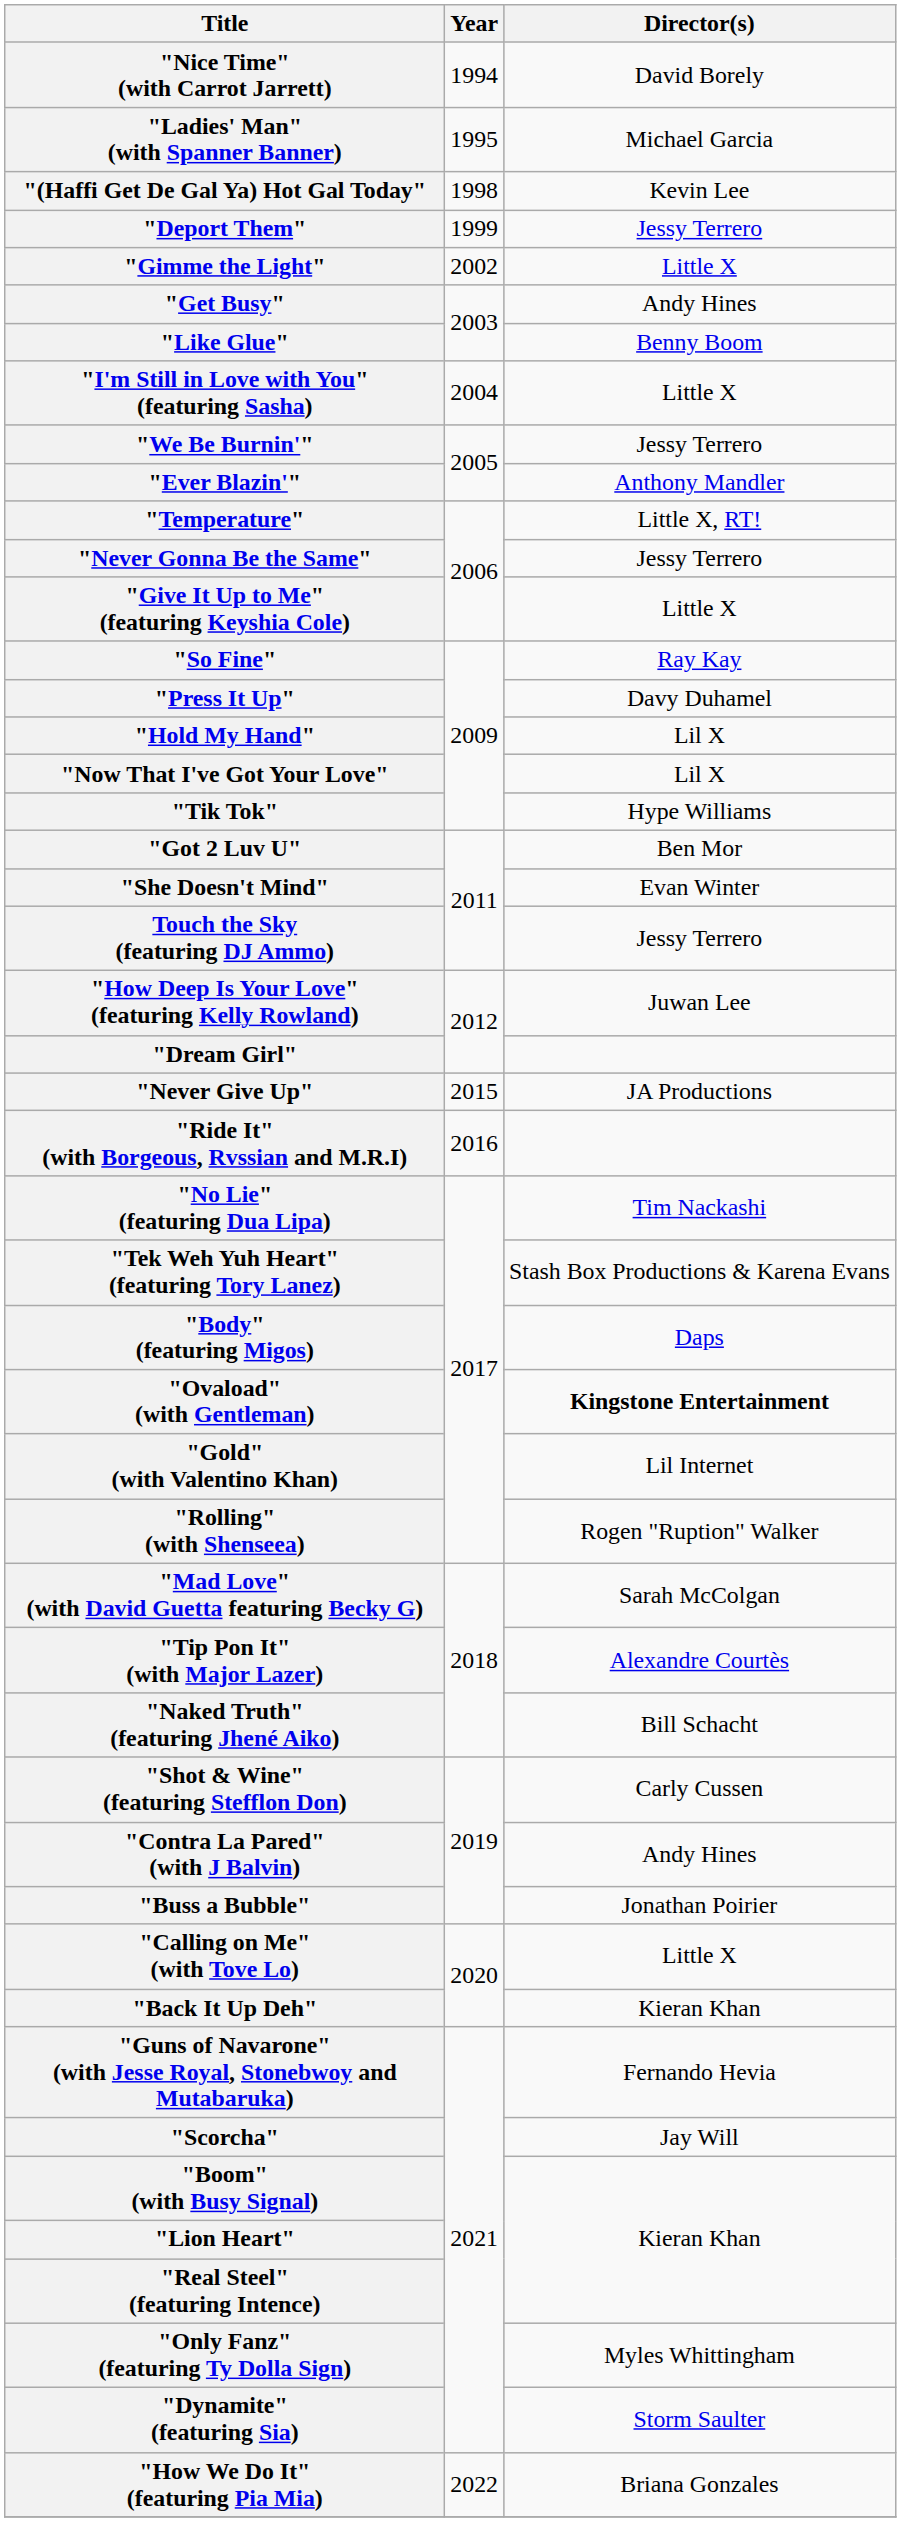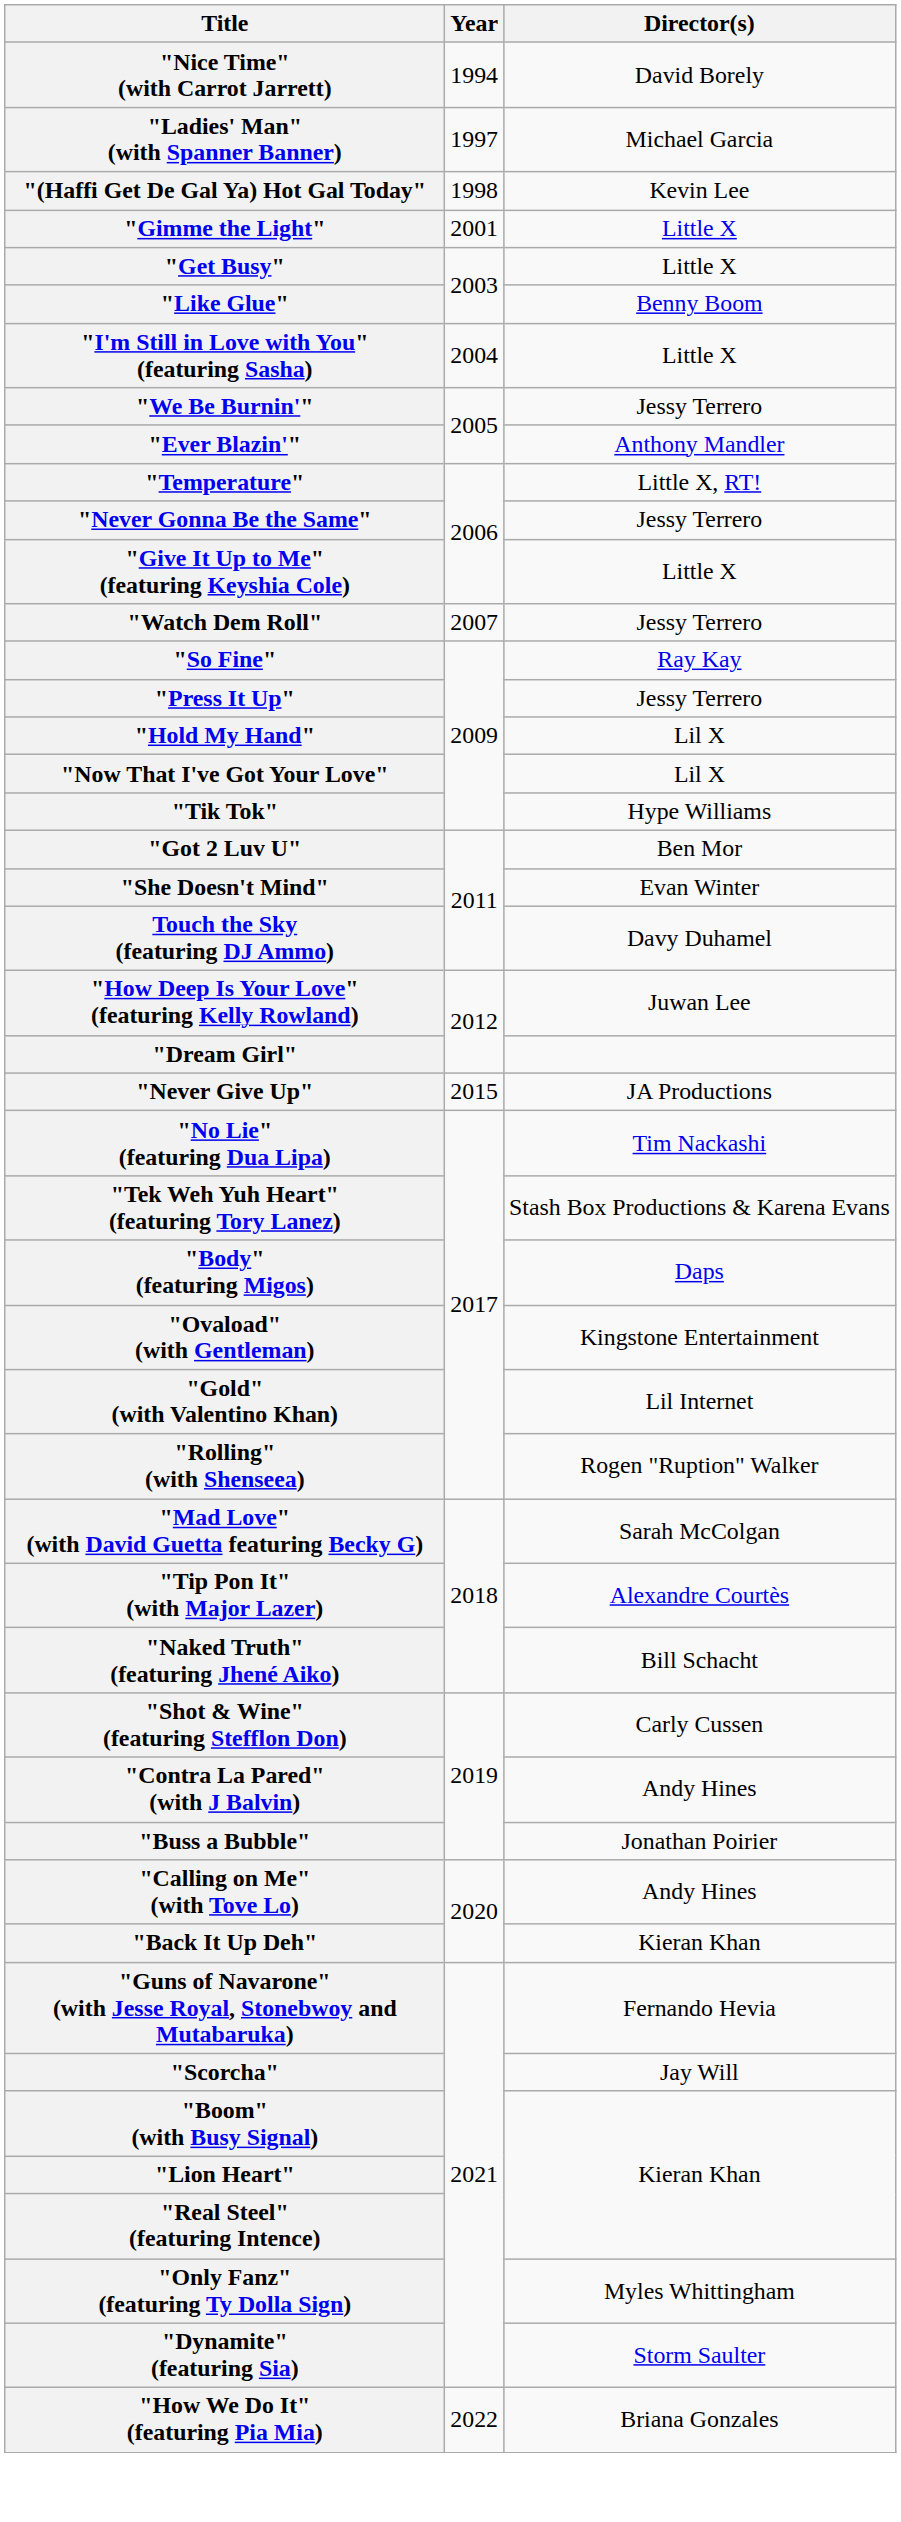(474, 139) 1995 -> (474, 139) 1997
- row: (225, 228)
(474, 266) 2002 -> (474, 228) 2001
(699, 303) Andy Hines -> (699, 266) Little X
+ row: (225, 622)
(699, 697) Davy Duhamel -> (699, 697) Jessy Terrero
(699, 938) Jessy Terrero -> (699, 938) Davy Duhamel
- row: (225, 1142)
(699, 1401) bold -> (699, 1336) normal
(699, 1956) Little X -> (699, 1891) Andy Hines
